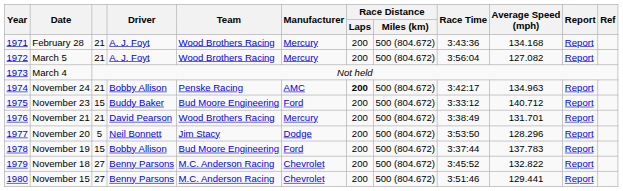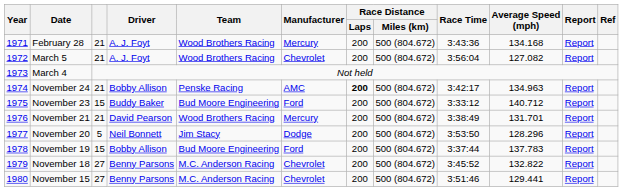(301, 58) Mercury -> (304, 58) Chevrolet
